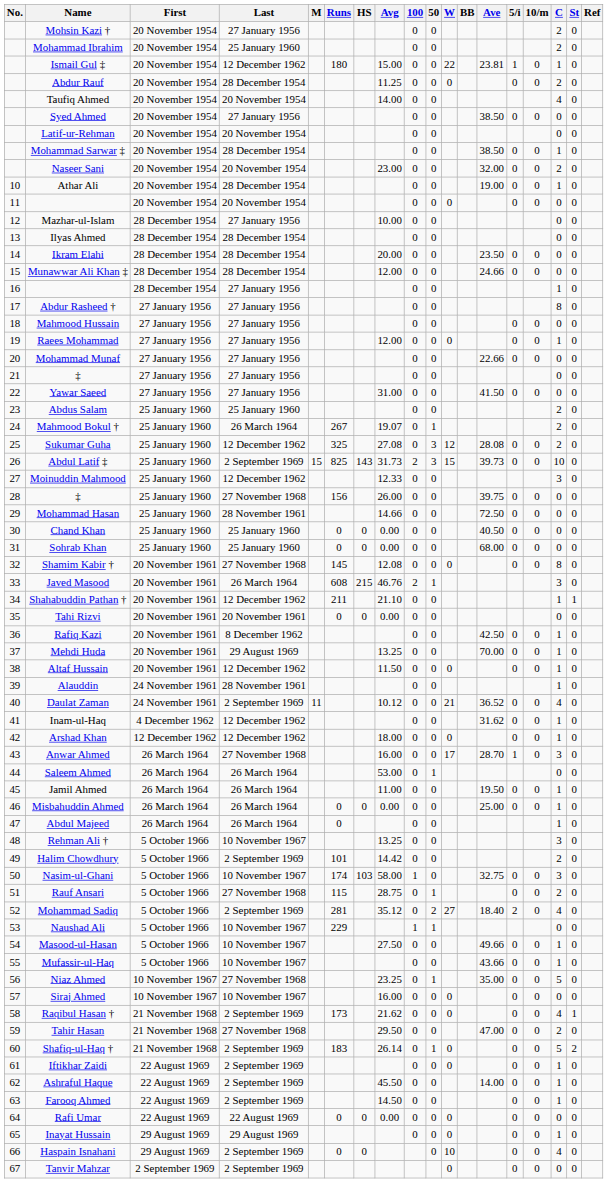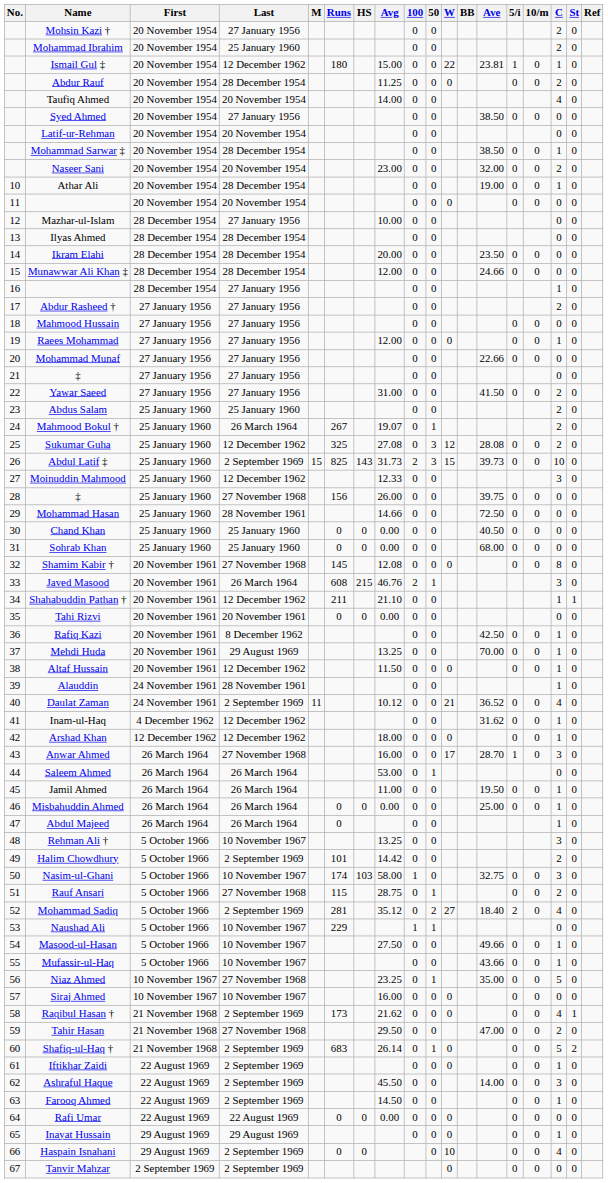(559, 306) 8 -> (559, 306) 2
(559, 392) 0 -> (559, 392) 2
(339, 1048) 183 -> (339, 1048) 683
(559, 1082) 1 -> (559, 1082) 3
